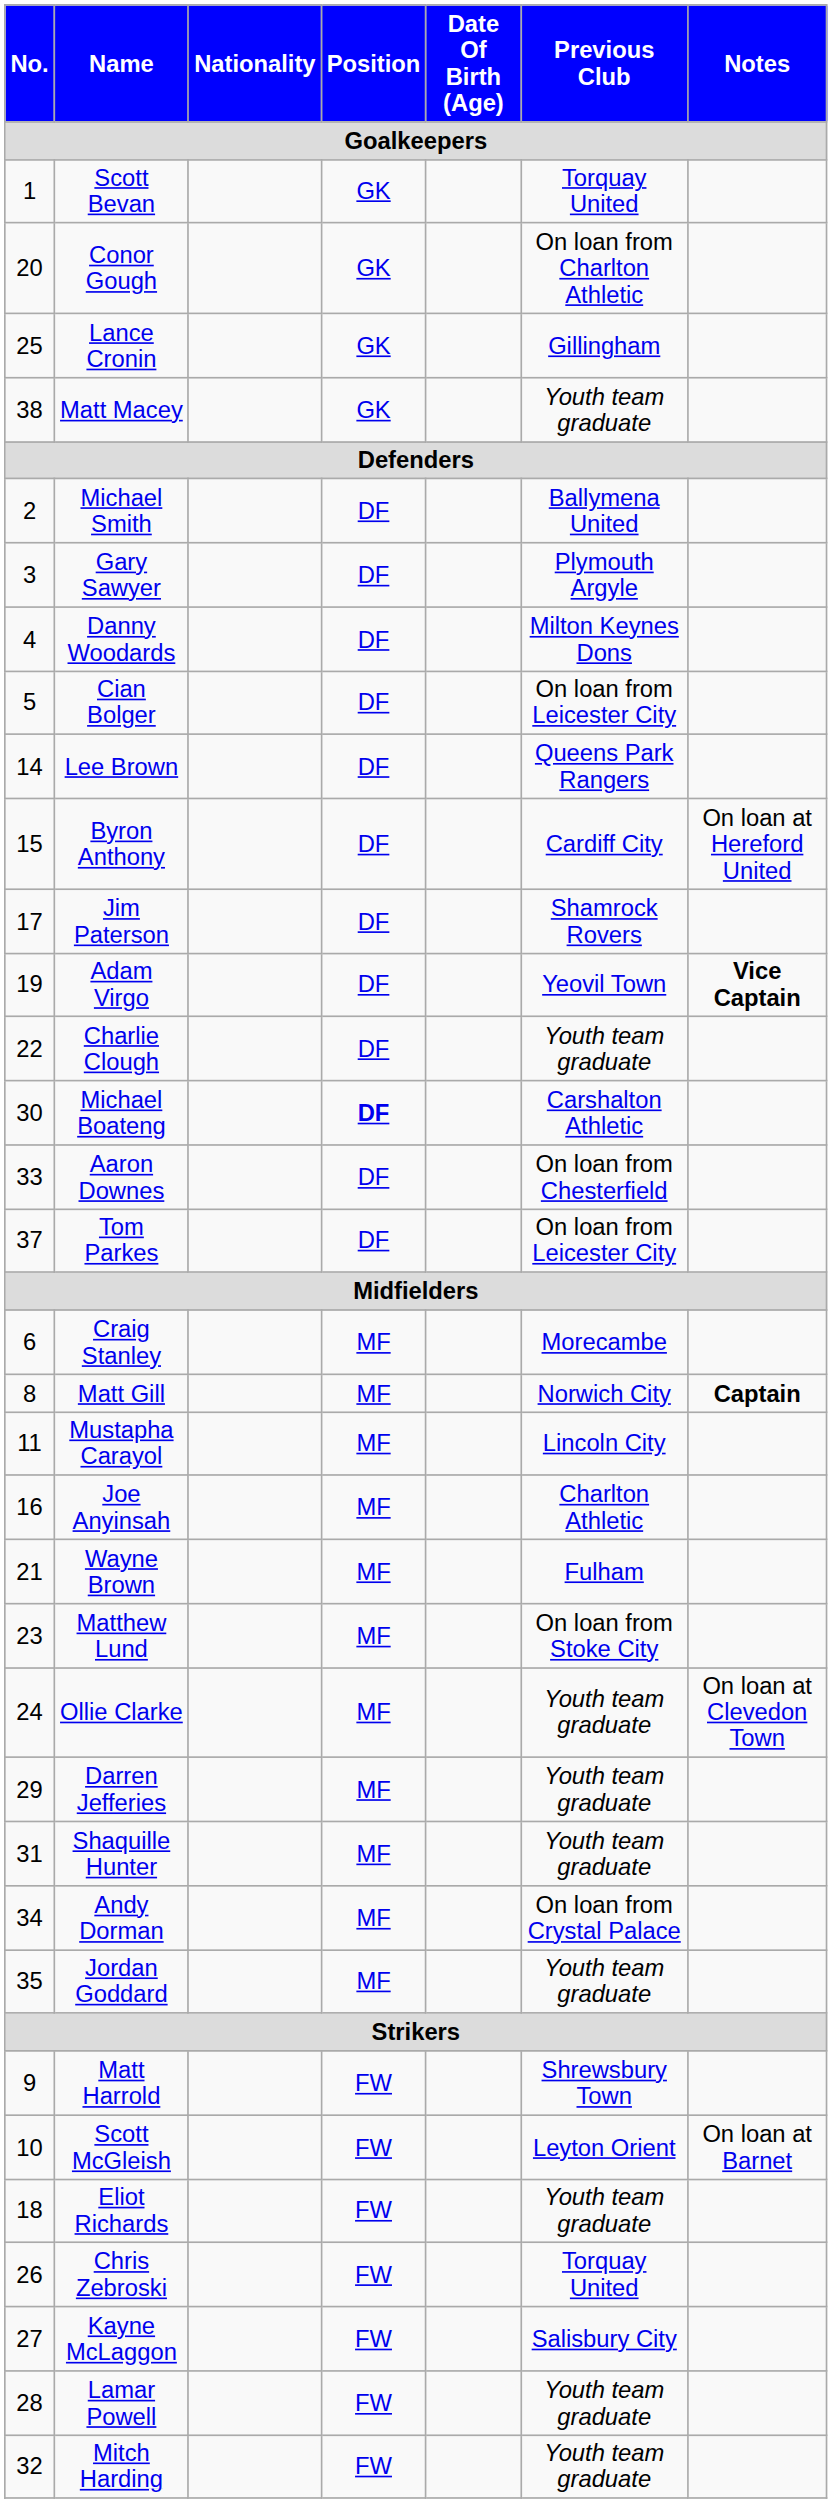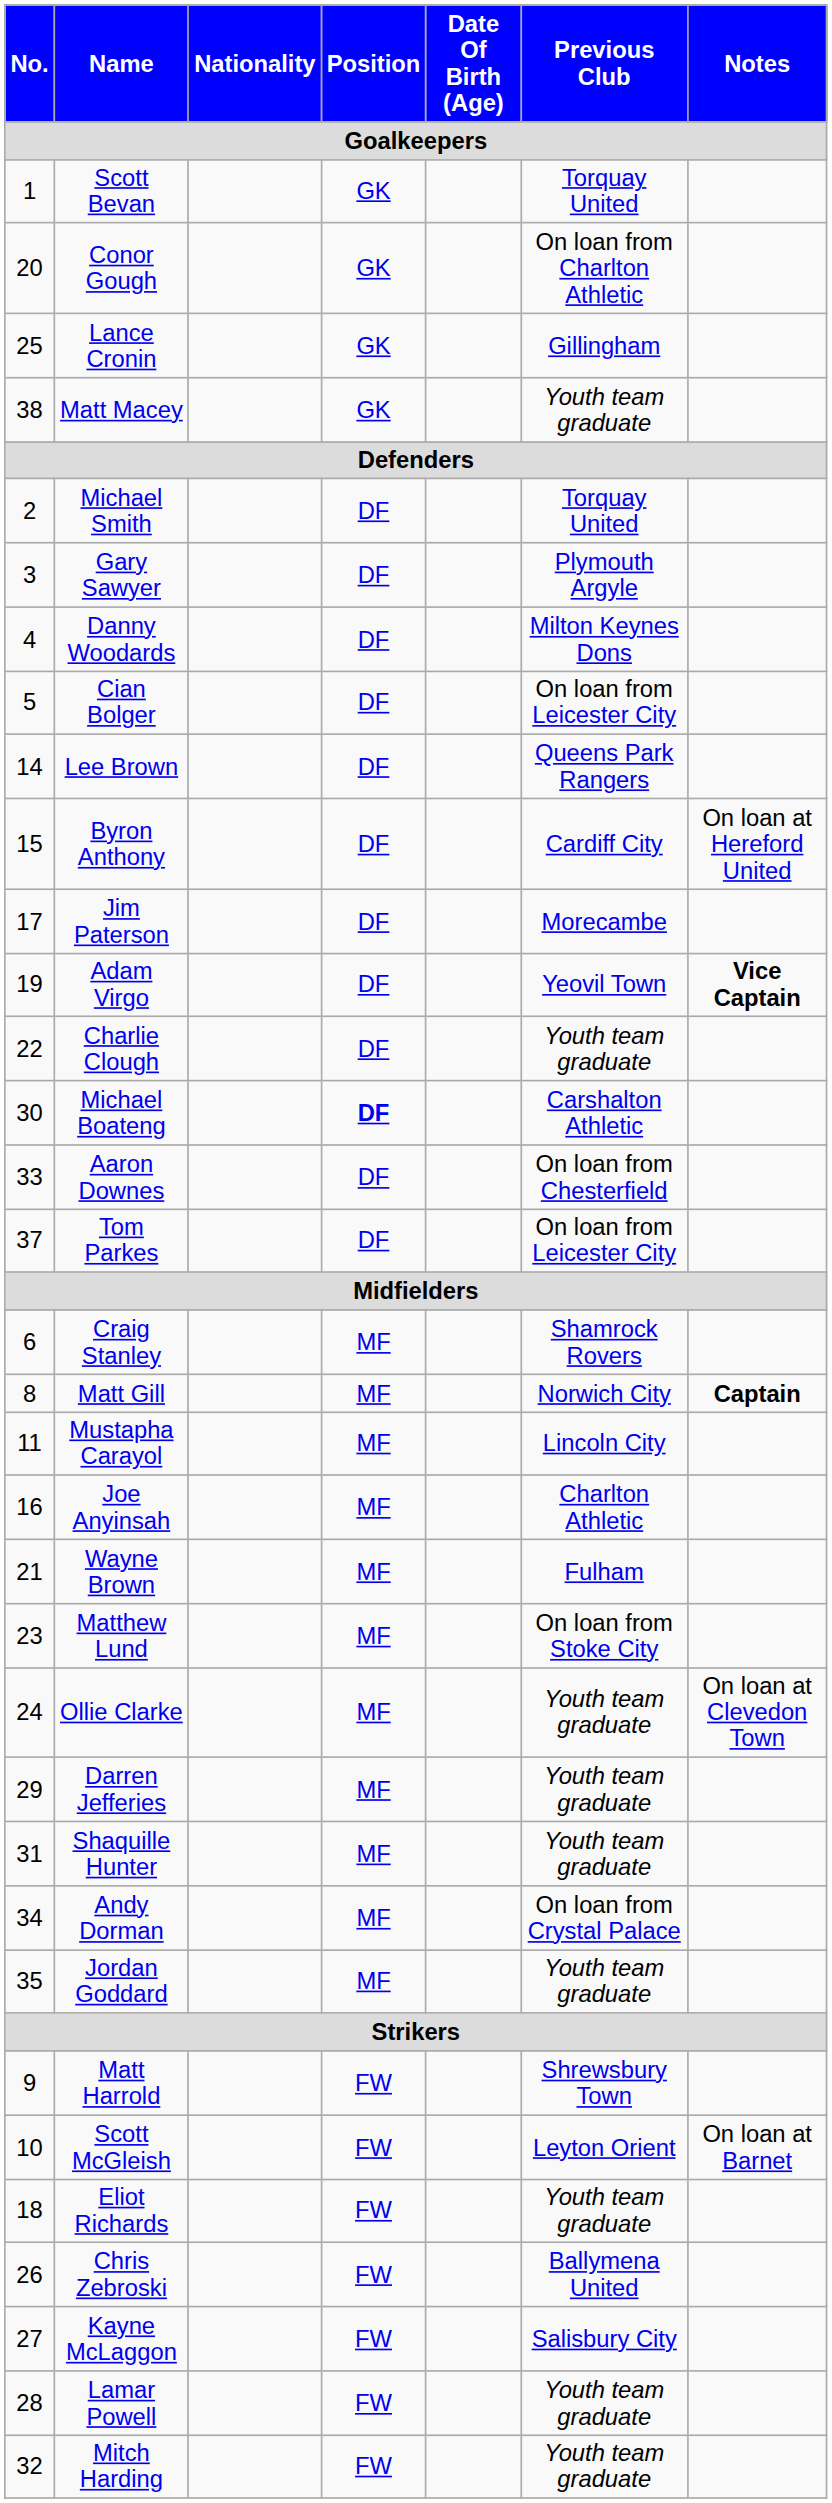(604, 511) Ballymena United -> (604, 511) Torquay United
(604, 921) Shamrock Rovers -> (604, 921) Morecambe
(604, 1342) Morecambe -> (604, 1342) Shamrock Rovers
(604, 2275) Torquay United -> (604, 2275) Ballymena United
